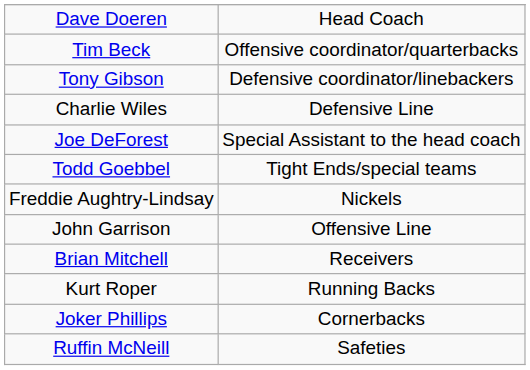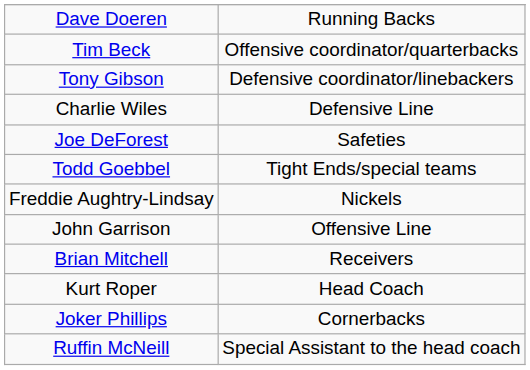(371, 19) Head Coach -> (371, 19) Running Backs
(371, 139) Special Assistant to the head coach -> (371, 139) Safeties
(371, 288) Running Backs -> (371, 288) Head Coach
(371, 348) Safeties -> (371, 348) Special Assistant to the head coach
